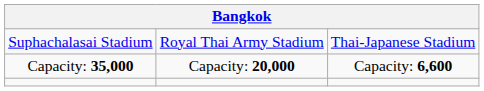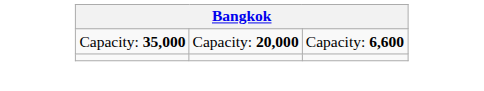- row: (80, 41)
